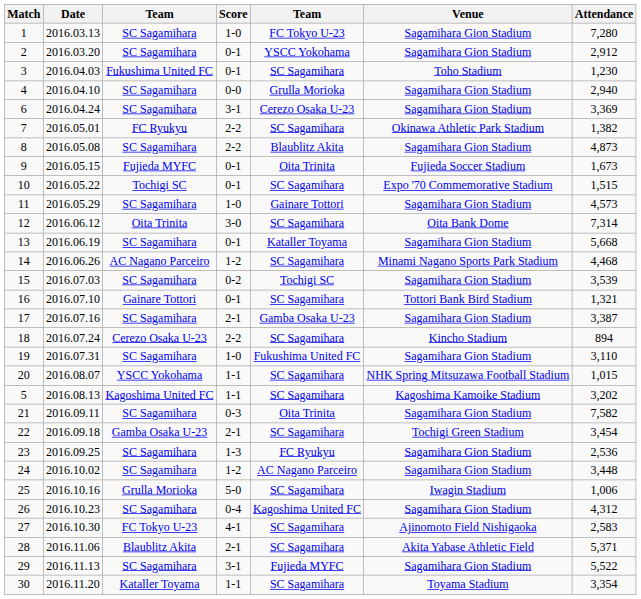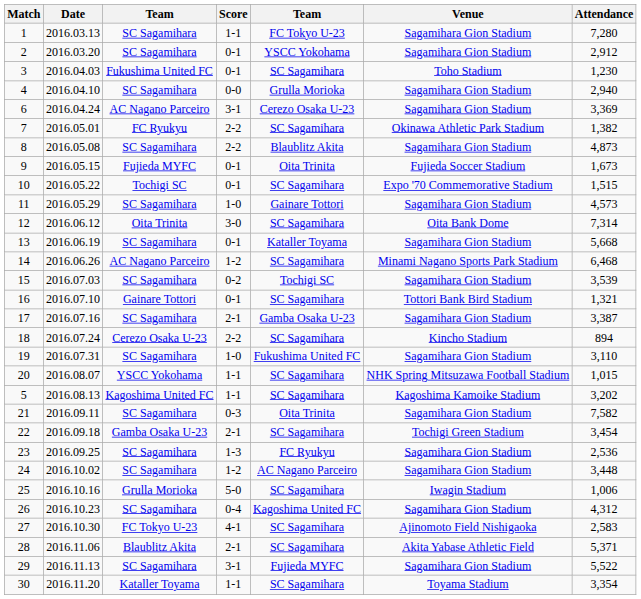(233, 33) 1-0 -> (233, 33) 1-1
(160, 109) SC Sagamihara -> (160, 109) AC Nagano Parceiro
(604, 261) 4,468 -> (604, 261) 6,468
